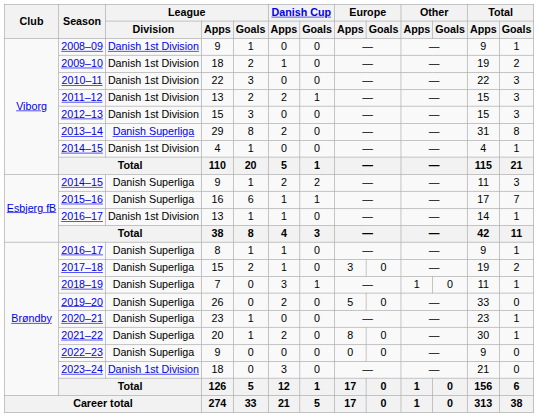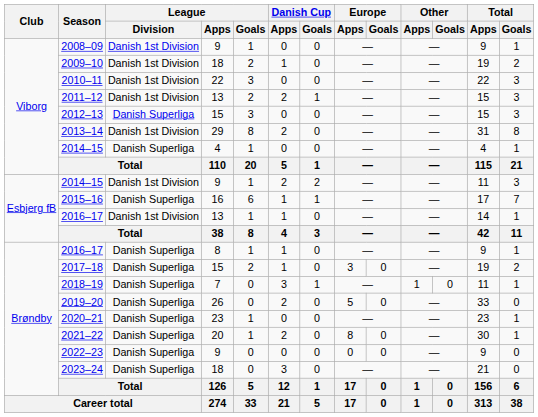(153, 115) Danish 1st Division -> (153, 115) Danish Superliga
(153, 132) Danish Superliga -> (153, 132) Danish 1st Division
(153, 149) Danish 1st Division -> (153, 149) Danish Superliga
(153, 183) Danish Superliga -> (153, 183) Danish 1st Division
(153, 370) Danish 1st Division -> (153, 370) Danish Superliga
